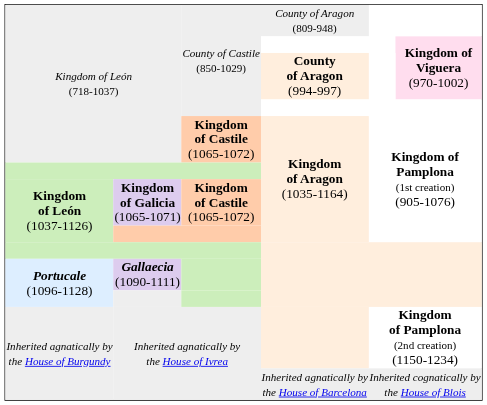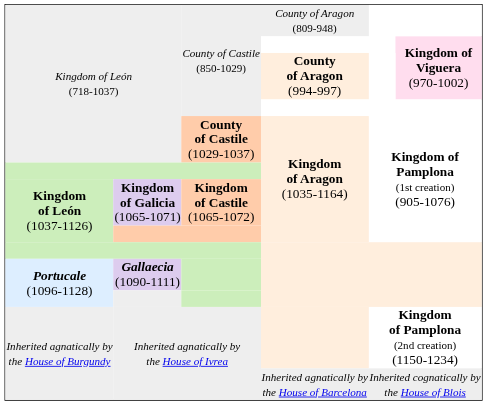(221, 139) Kingdom of Castile (1065-1072) -> (221, 139) County of Castile (1029-1037)
